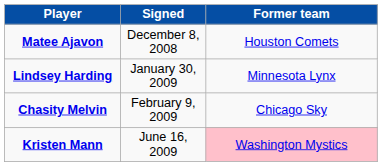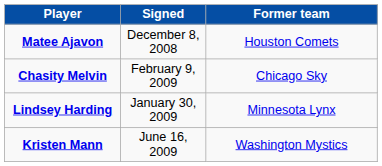rows swapped: (63, 75) <-> (63, 110)
(292, 144) pink background -> (292, 144) no background
